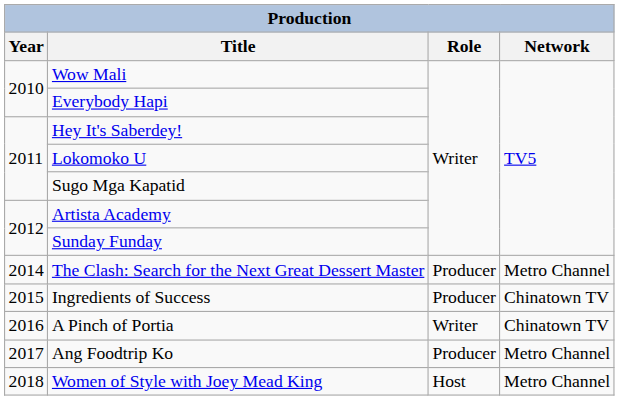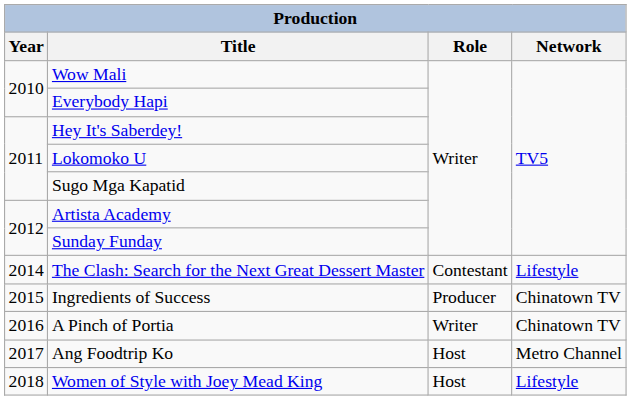(464, 269) Producer -> (470, 269) Contestant
(557, 269) Metro Channel -> (547, 269) Lifestyle
(464, 353) Producer -> (449, 353) Host
(557, 381) Metro Channel -> (547, 381) Lifestyle
